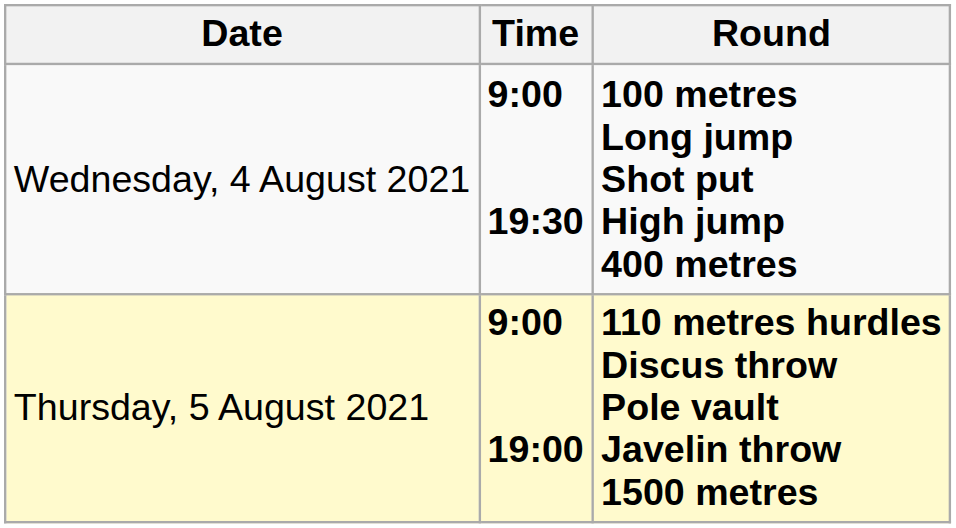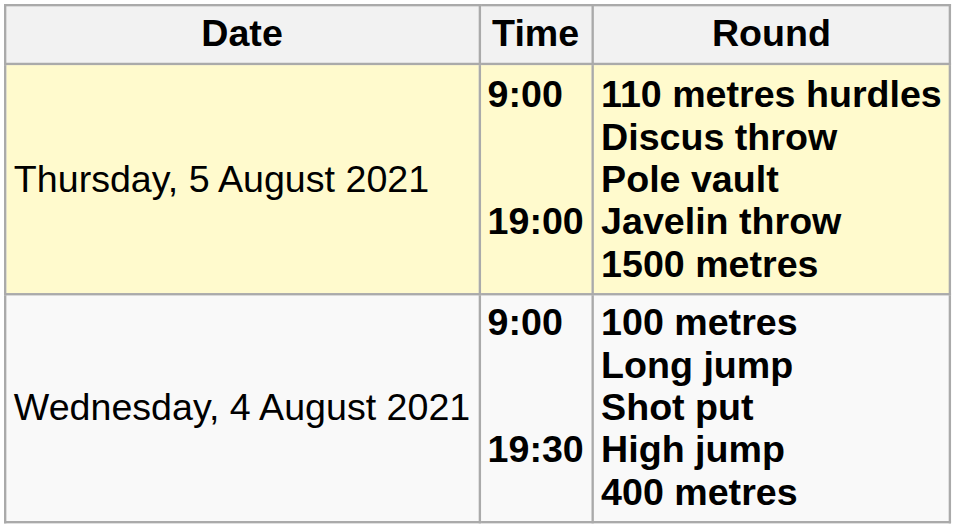rows swapped: (242, 178) <-> (221, 407)
